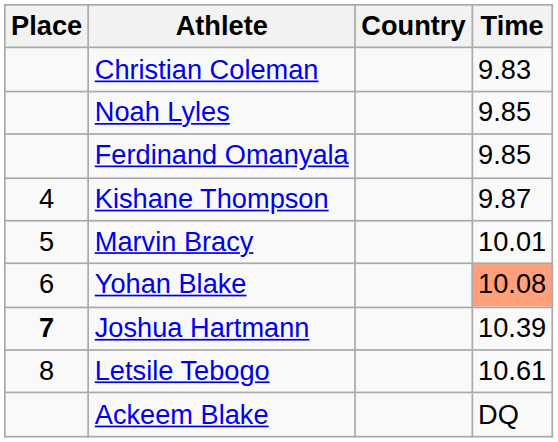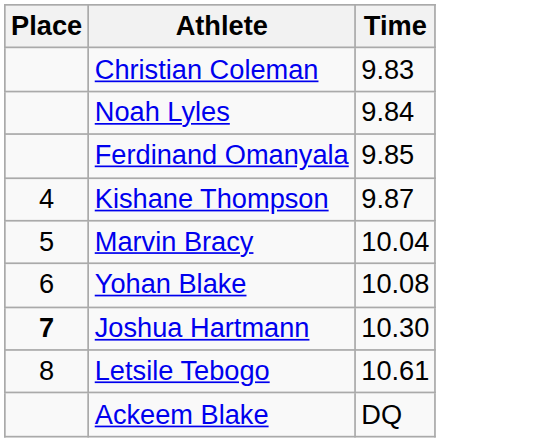- column: (413, 26)
(505, 112) 9.85 -> (388, 112) 9.84
(512, 241) 10.01 -> (395, 241) 10.04
(512, 284) lightsalmon background -> (395, 284) no background
(512, 328) 10.39 -> (395, 328) 10.30
